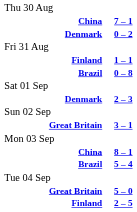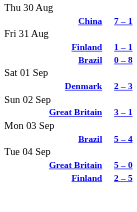- row: (84, 34)
- row: (90, 151)
